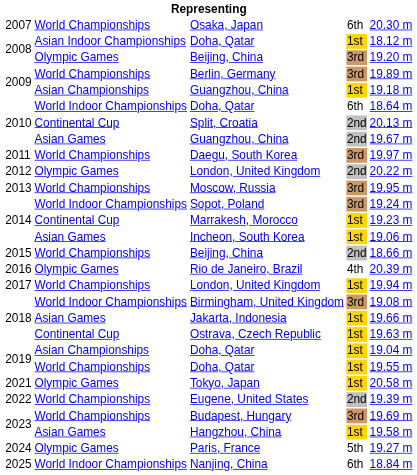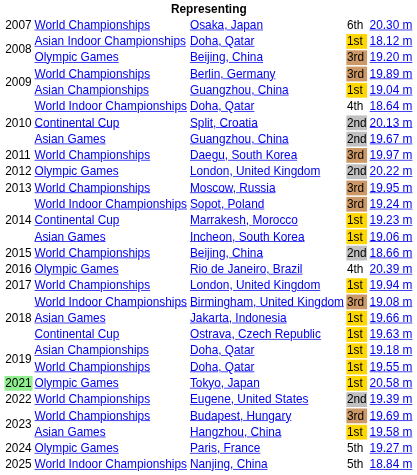(391, 90) 19.18 m -> (391, 90) 19.04 m
(355, 106) 6th -> (355, 106) 4th
(391, 350) 19.04 m -> (391, 350) 19.18 m
(18, 383) no background -> (18, 383) lightgreen background
(355, 464) 6th -> (355, 464) 5th
